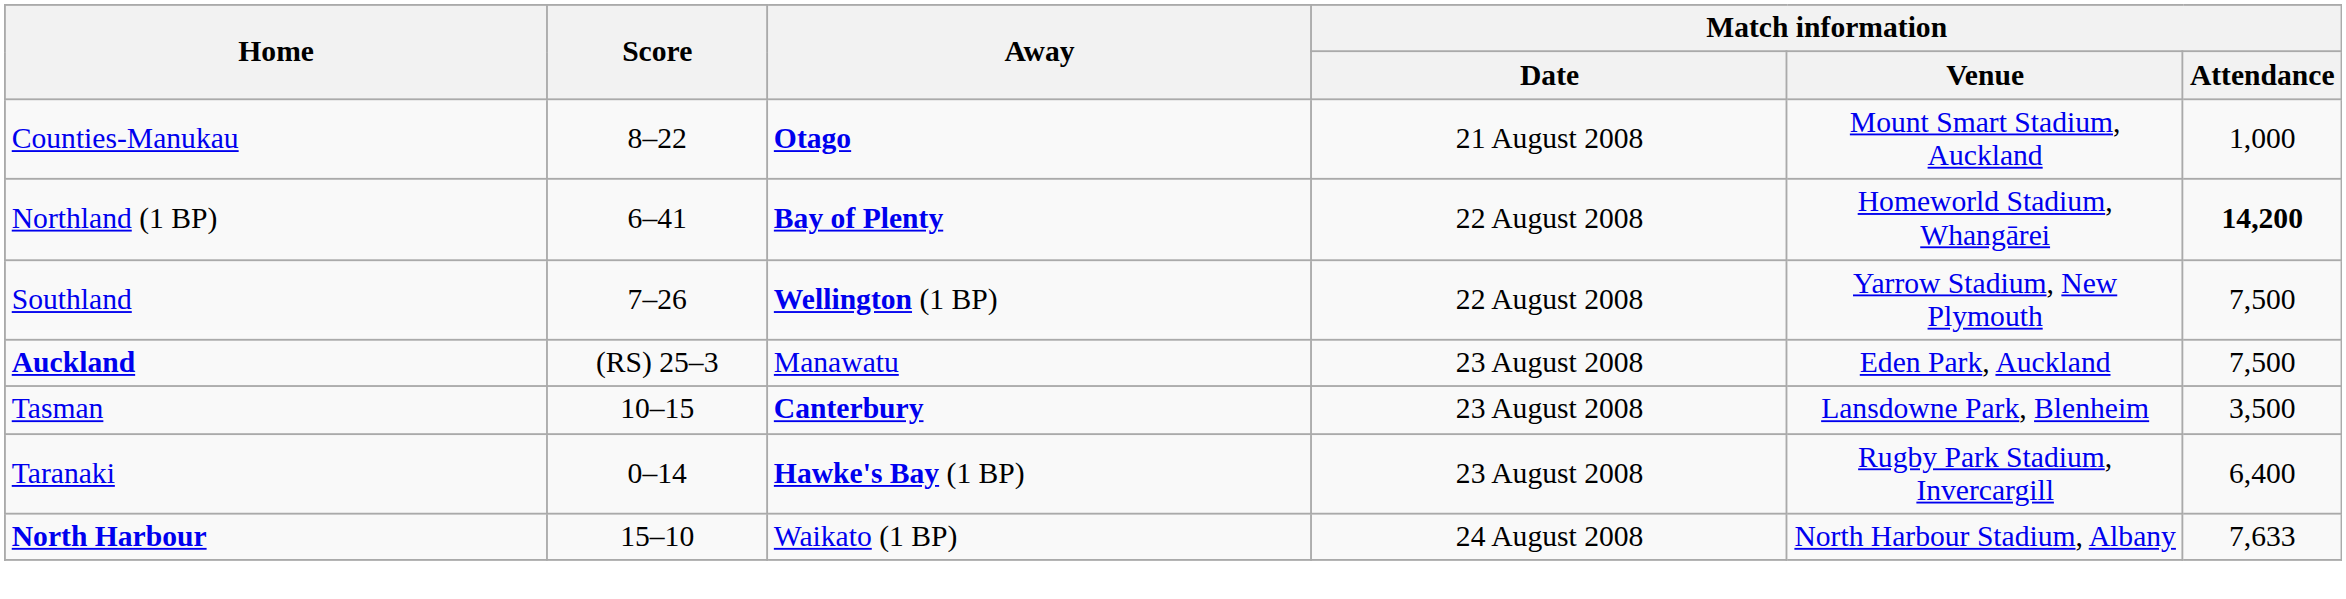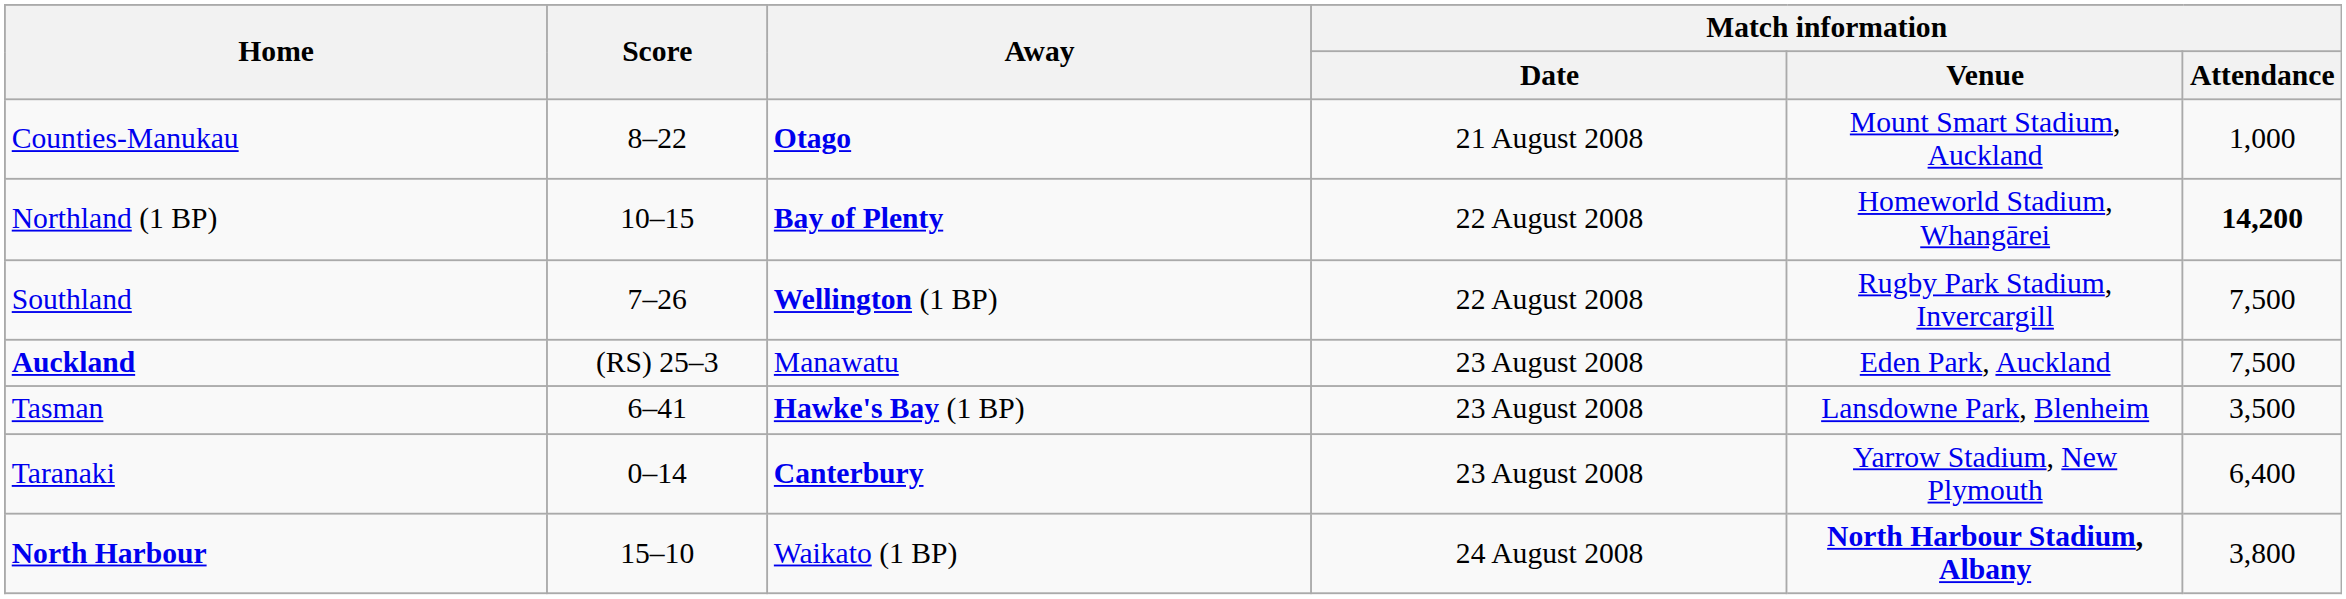(657, 218) 6–41 -> (657, 218) 10–15
(1985, 298) Yarrow Stadium, New Plymouth -> (1985, 298) Rugby Park Stadium, Invercargill
(657, 409) 10–15 -> (657, 409) 6–41
(849, 409) Canterbury -> (899, 409) Hawke's Bay (1 BP)
(899, 473) Hawke's Bay (1 BP) -> (849, 473) Canterbury
(1985, 473) Rugby Park Stadium, Invercargill -> (1985, 473) Yarrow Stadium, New Plymouth
(1985, 536) normal -> (1985, 553) bold
(2262, 536) 7,633 -> (2262, 553) 3,800
